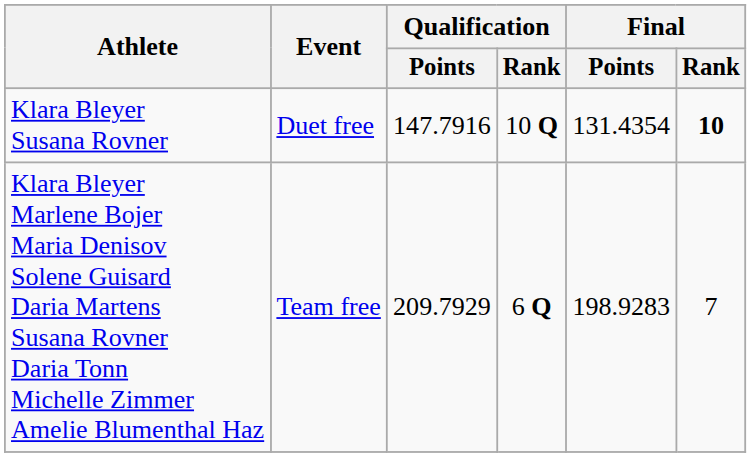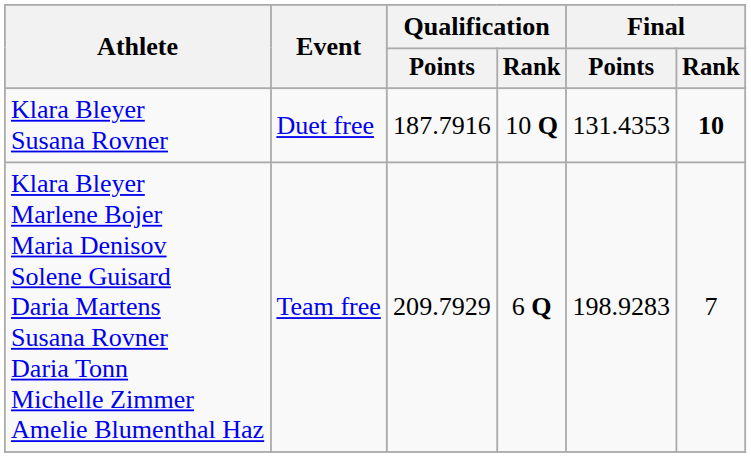(442, 125) 147.7916 -> (442, 125) 187.7916
(621, 125) 131.4354 -> (621, 125) 131.4353
